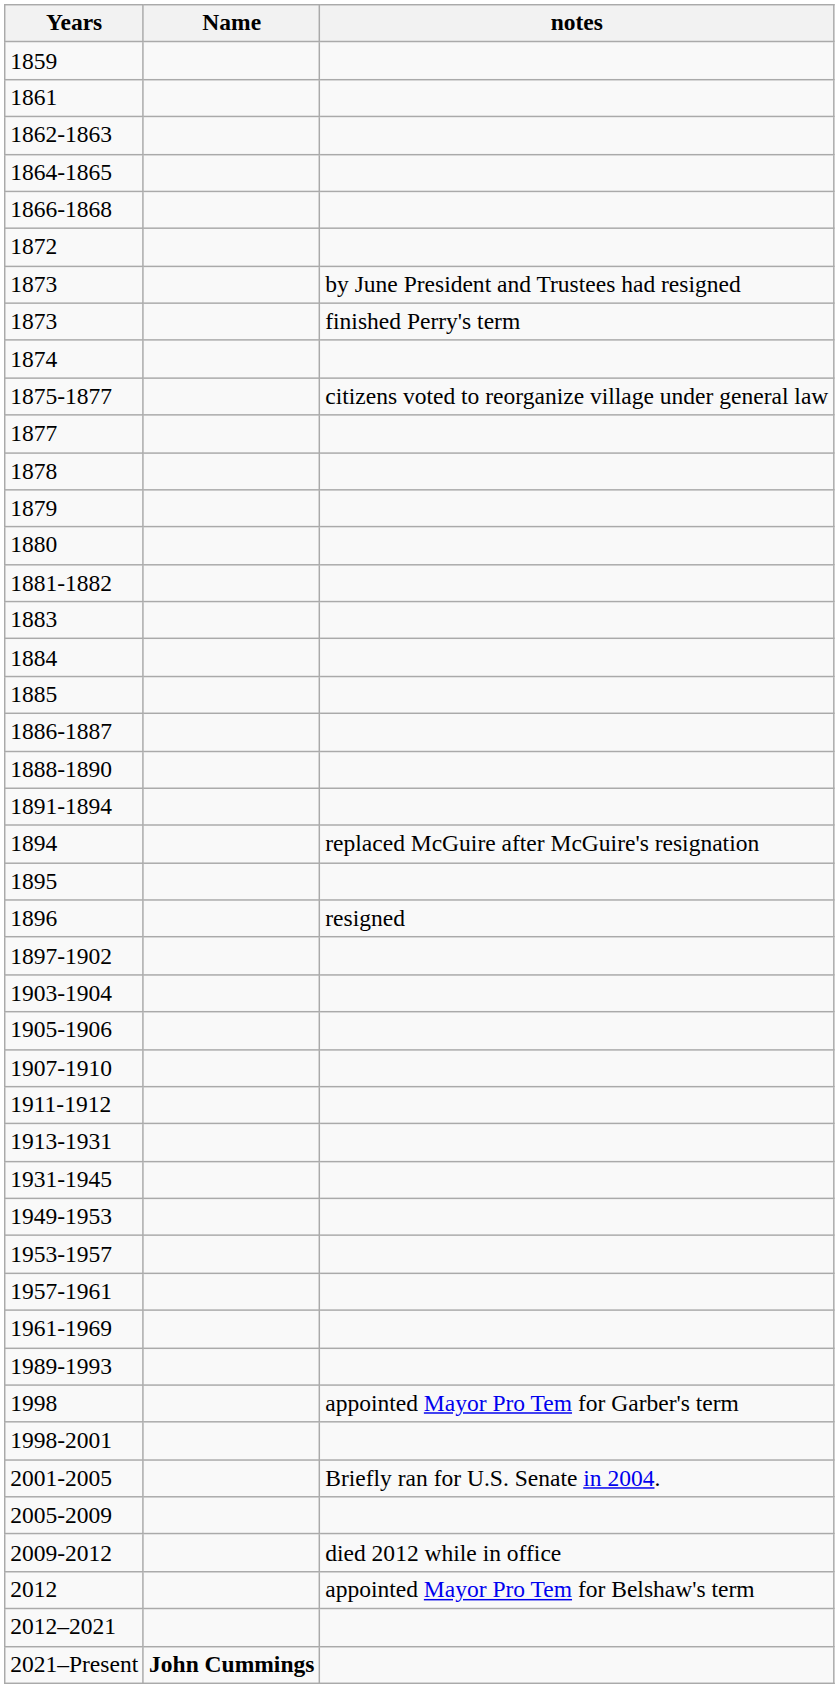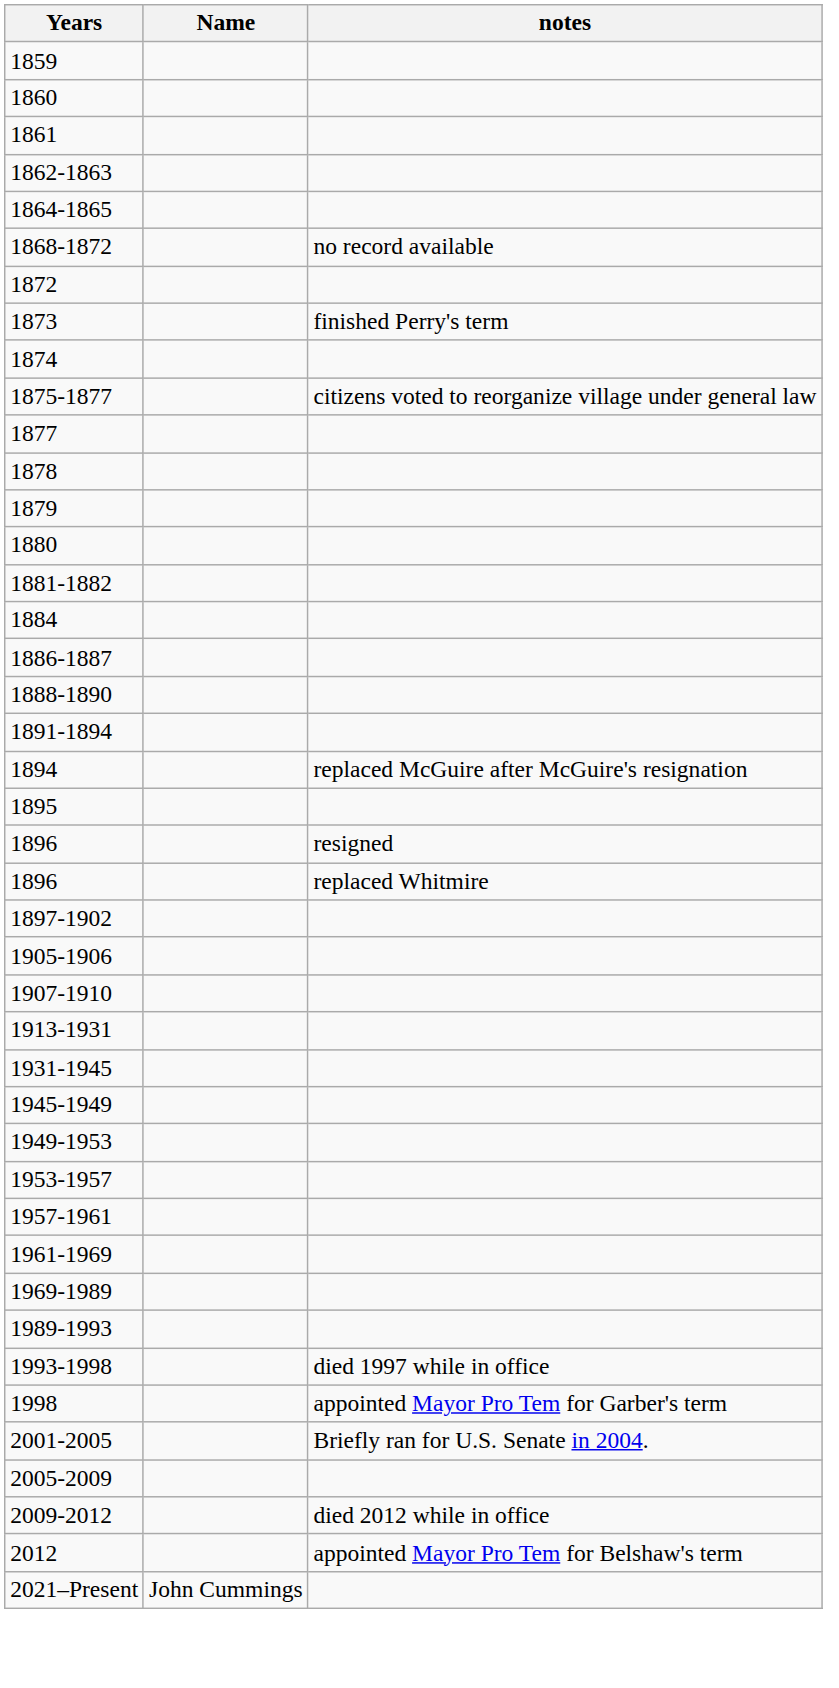+ row: (34, 97)
- row: (61, 209)
+ row: (61, 246)
- row: (34, 284)
- row: (34, 619)
- row: (34, 694)
+ row: (34, 881)
- row: (61, 992)
- row: (61, 1104)
+ row: (61, 1104)
+ row: (61, 1291)
+ row: (61, 1365)
- row: (61, 1440)
- row: (63, 1627)
(232, 1664) bold -> (226, 1589) normal
